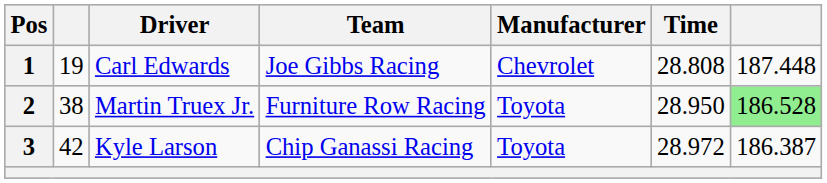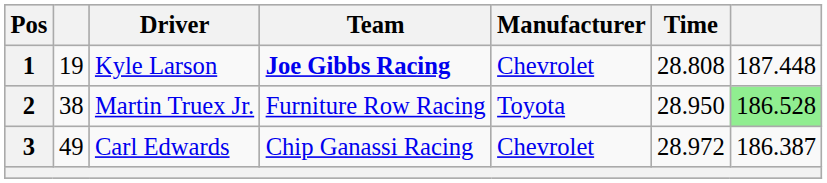(162, 65) Carl Edwards -> (156, 65) Kyle Larson
(352, 65) normal -> (358, 65) bold
(71, 146) 42 -> (71, 146) 49
(156, 146) Kyle Larson -> (162, 146) Carl Edwards
(531, 146) Toyota -> (546, 146) Chevrolet
